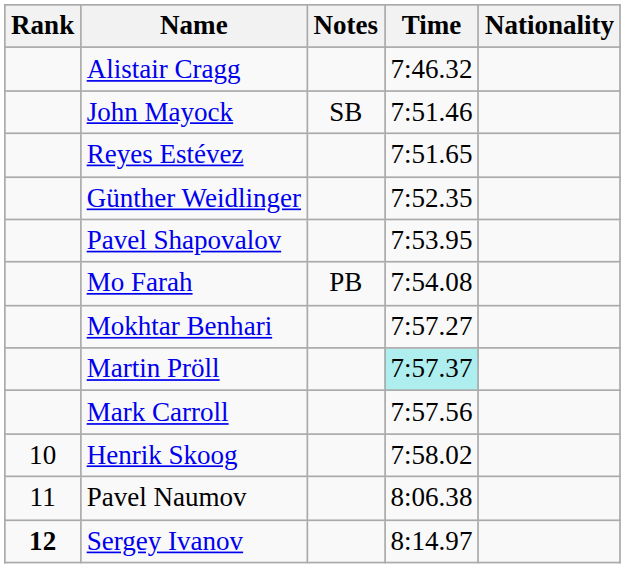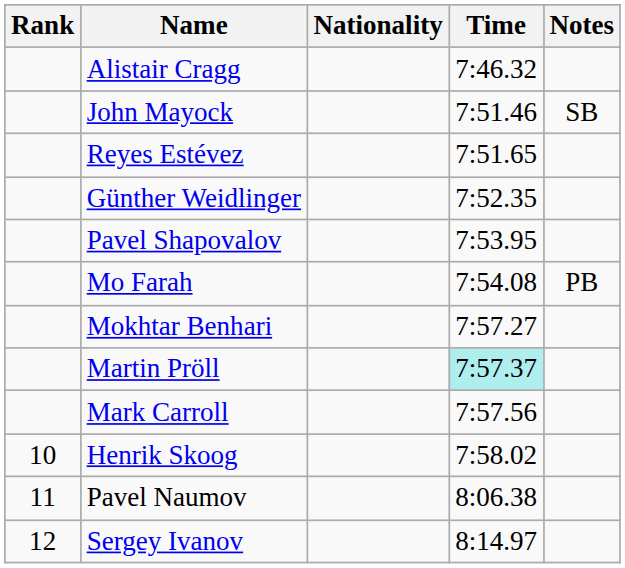columns swapped: (549, 25) <-> (346, 25)
(43, 540) bold -> (43, 540) normal
